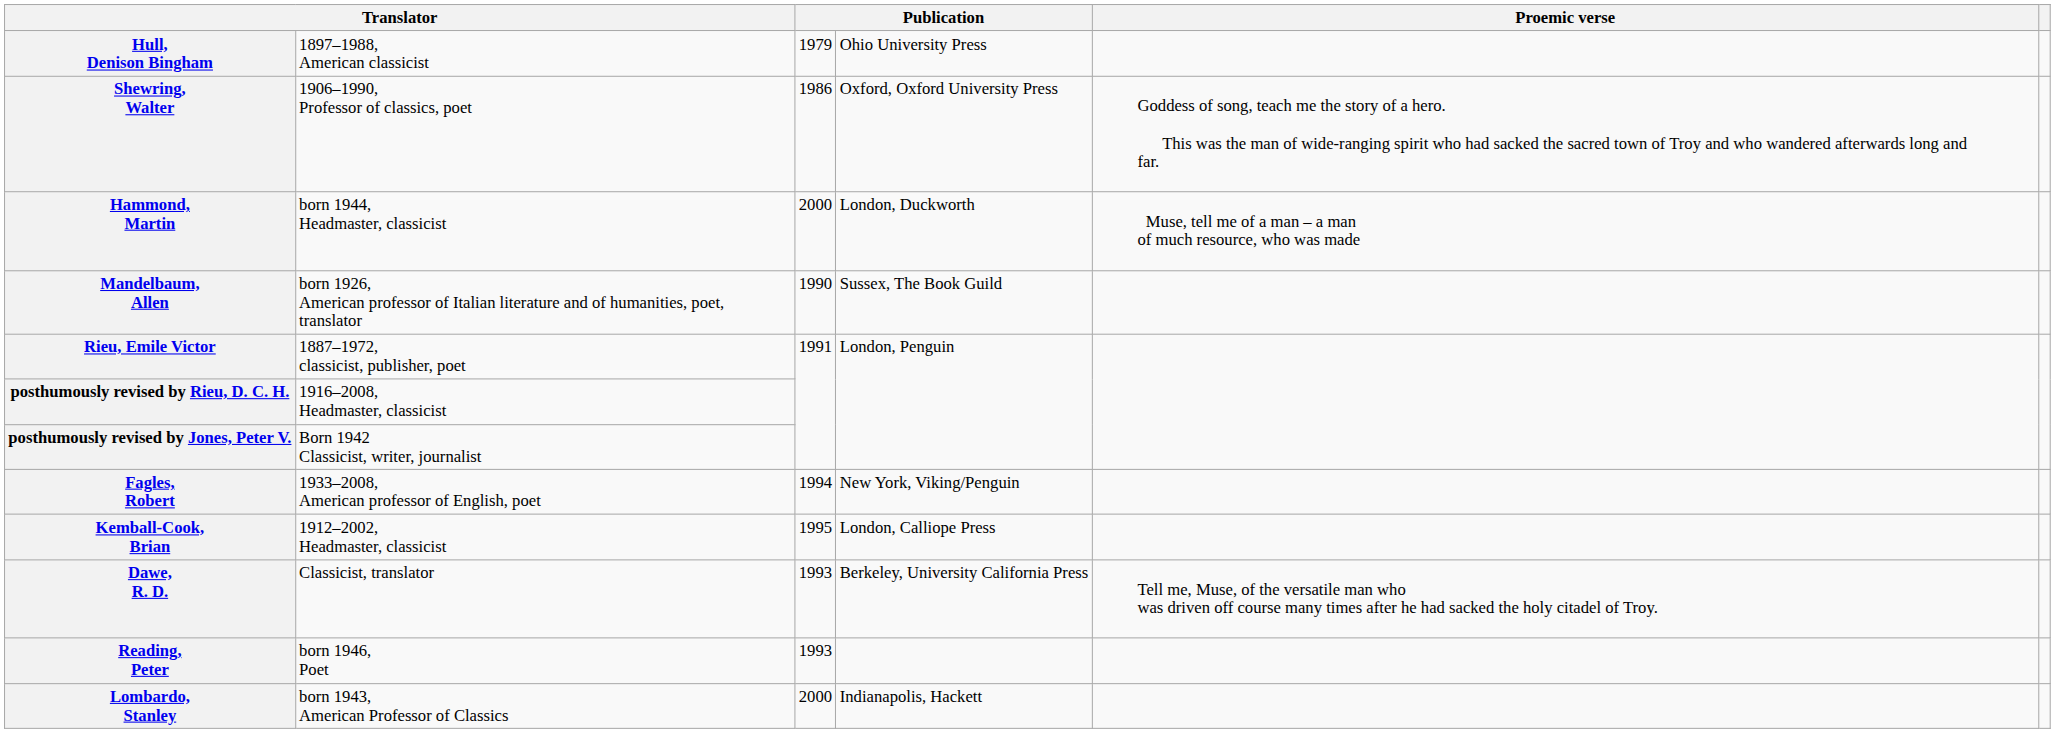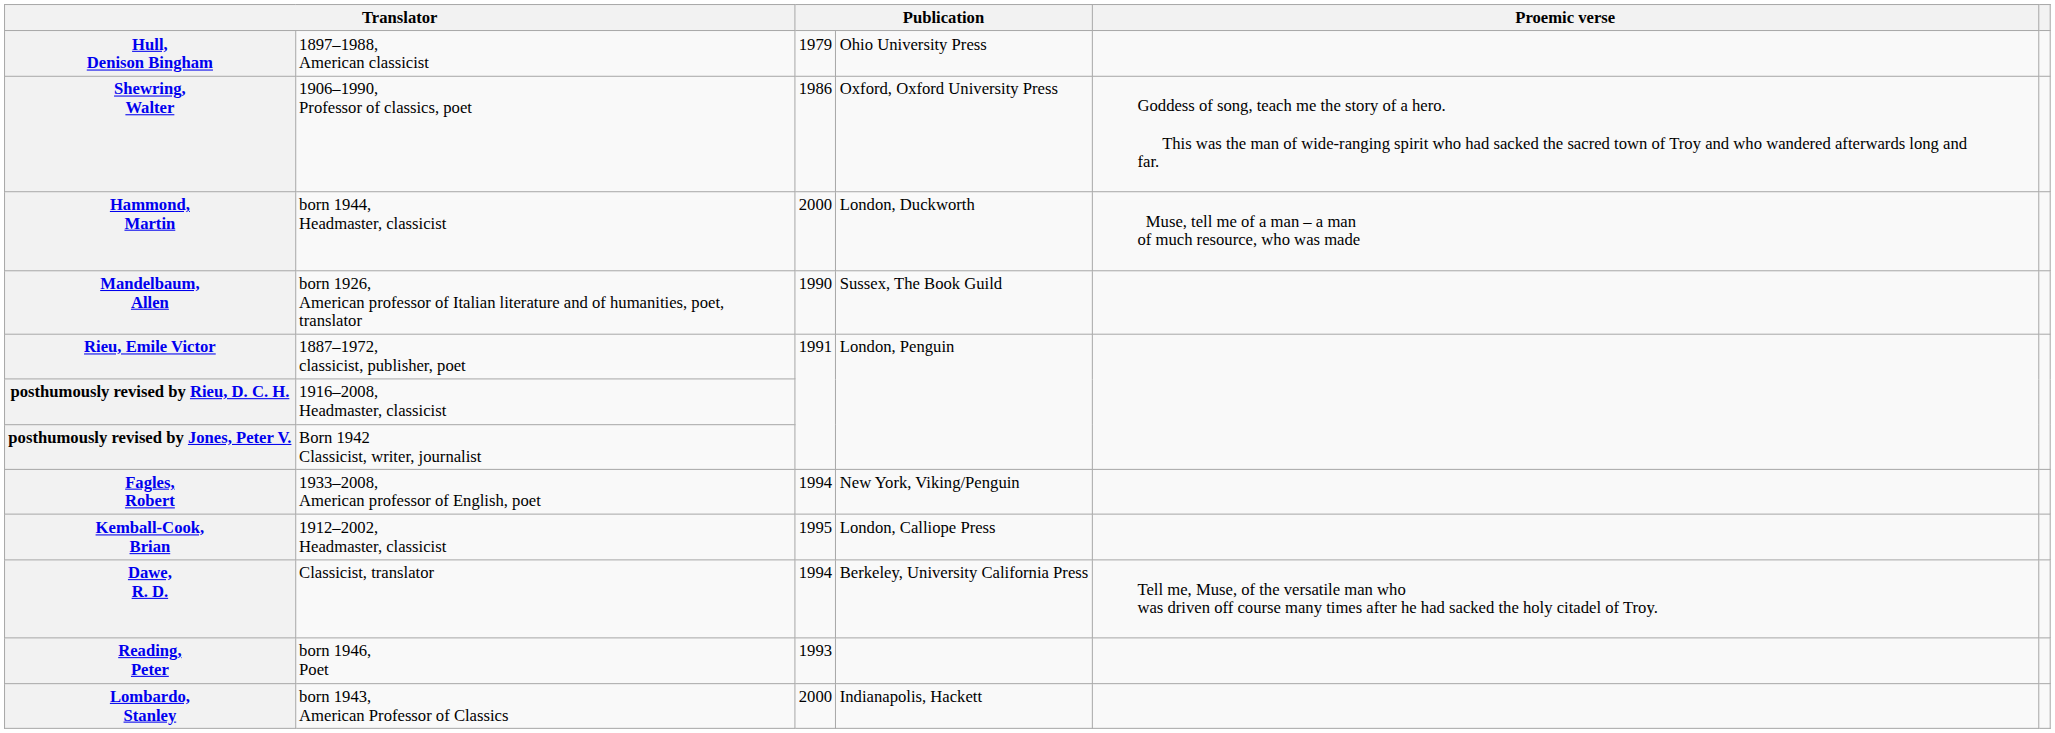(815, 572) 1993 -> (815, 572) 1994
